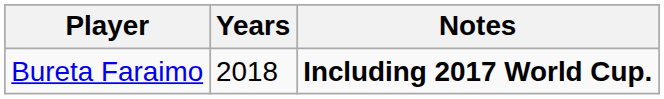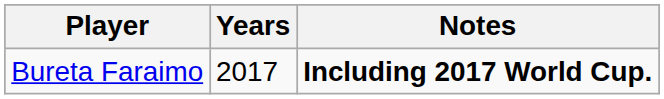(247, 70) 2018 -> (247, 70) 2017
